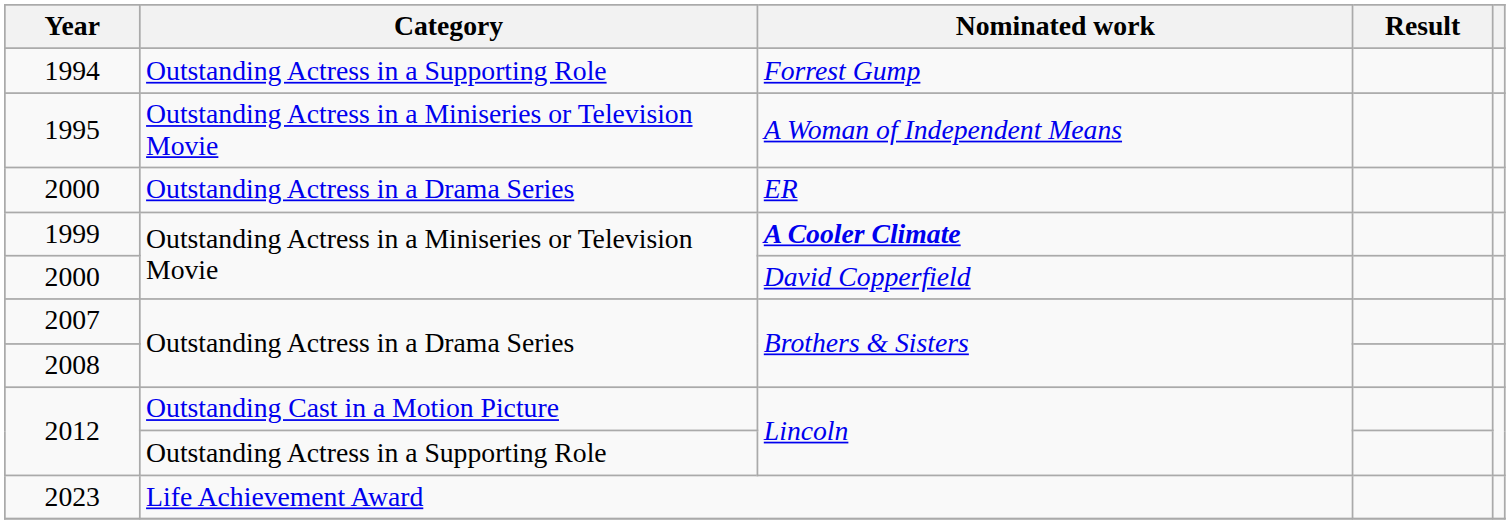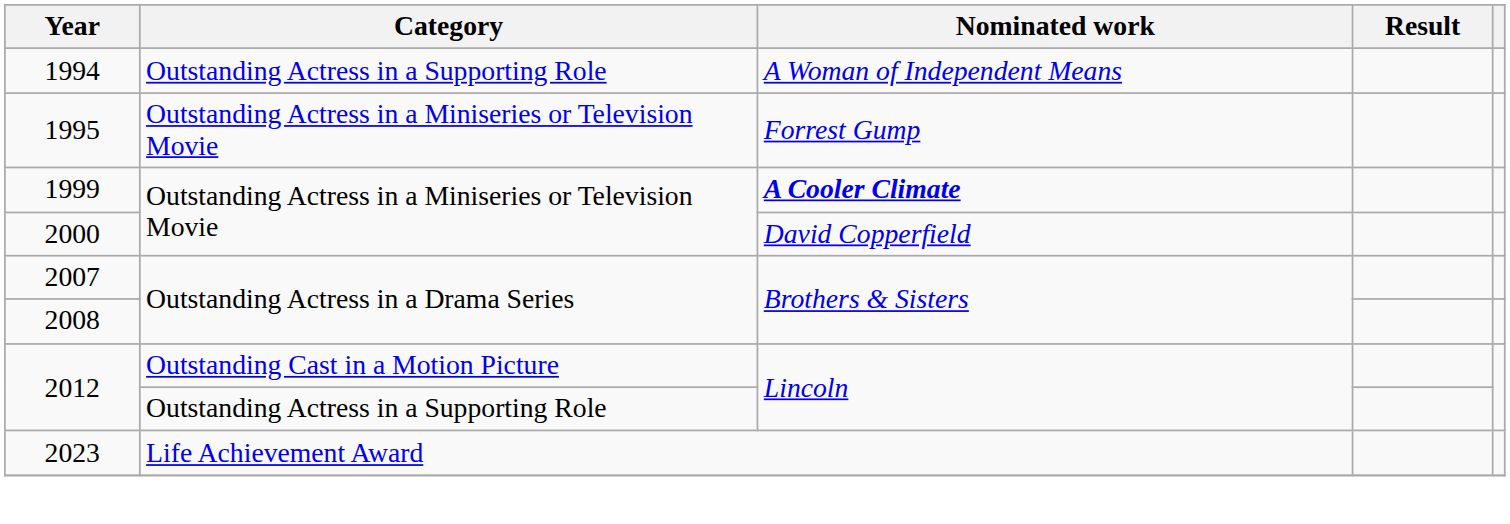(842, 70) Forrest Gump -> (943, 70) A Woman of Independent Means
(943, 129) A Woman of Independent Means -> (842, 129) Forrest Gump
- row: (72, 189)
